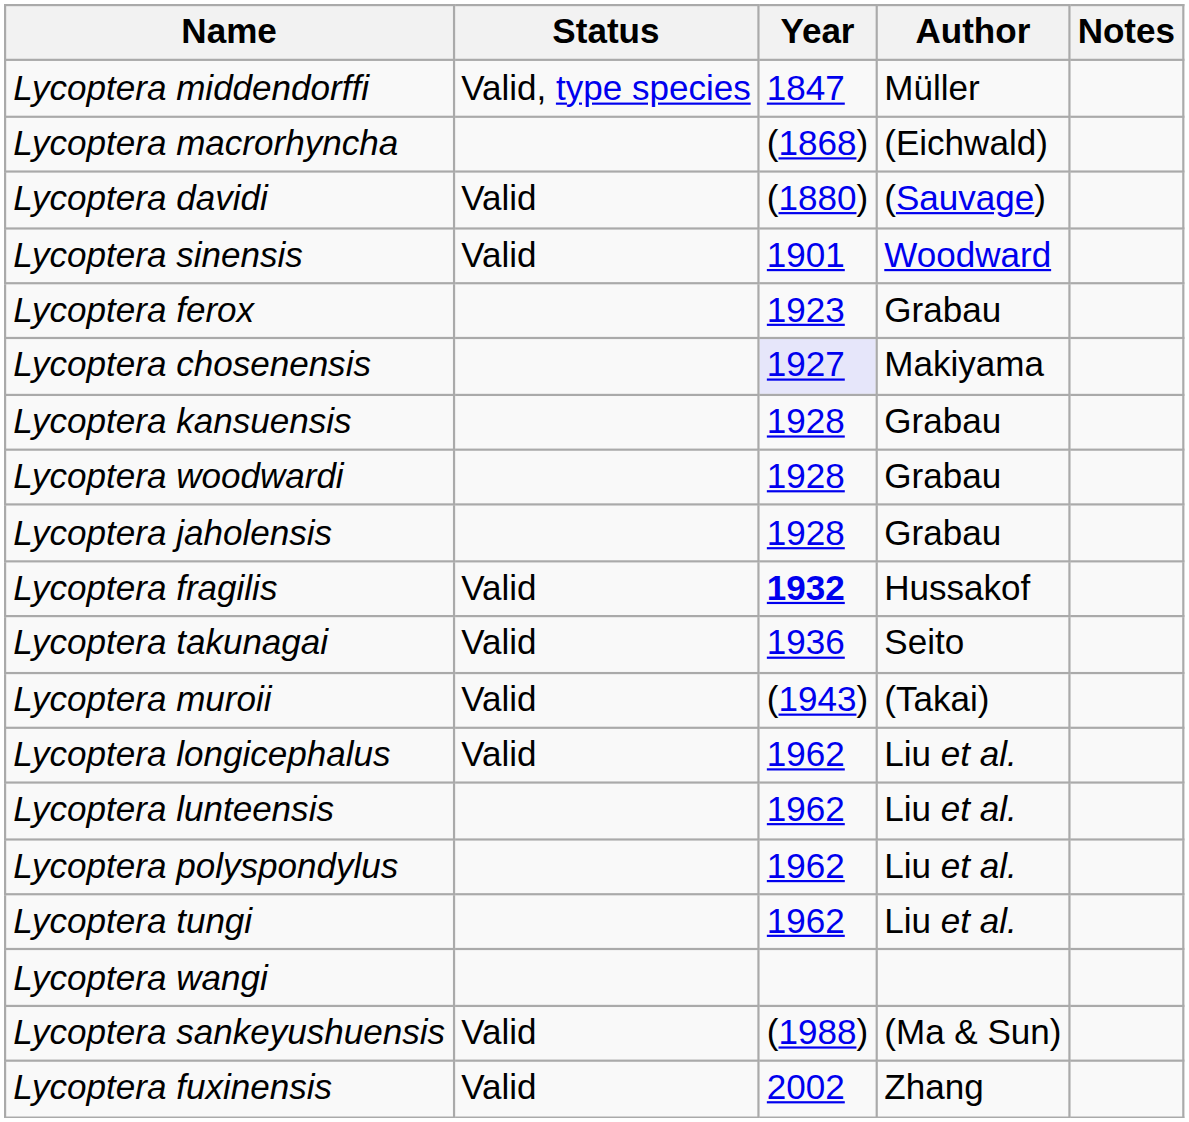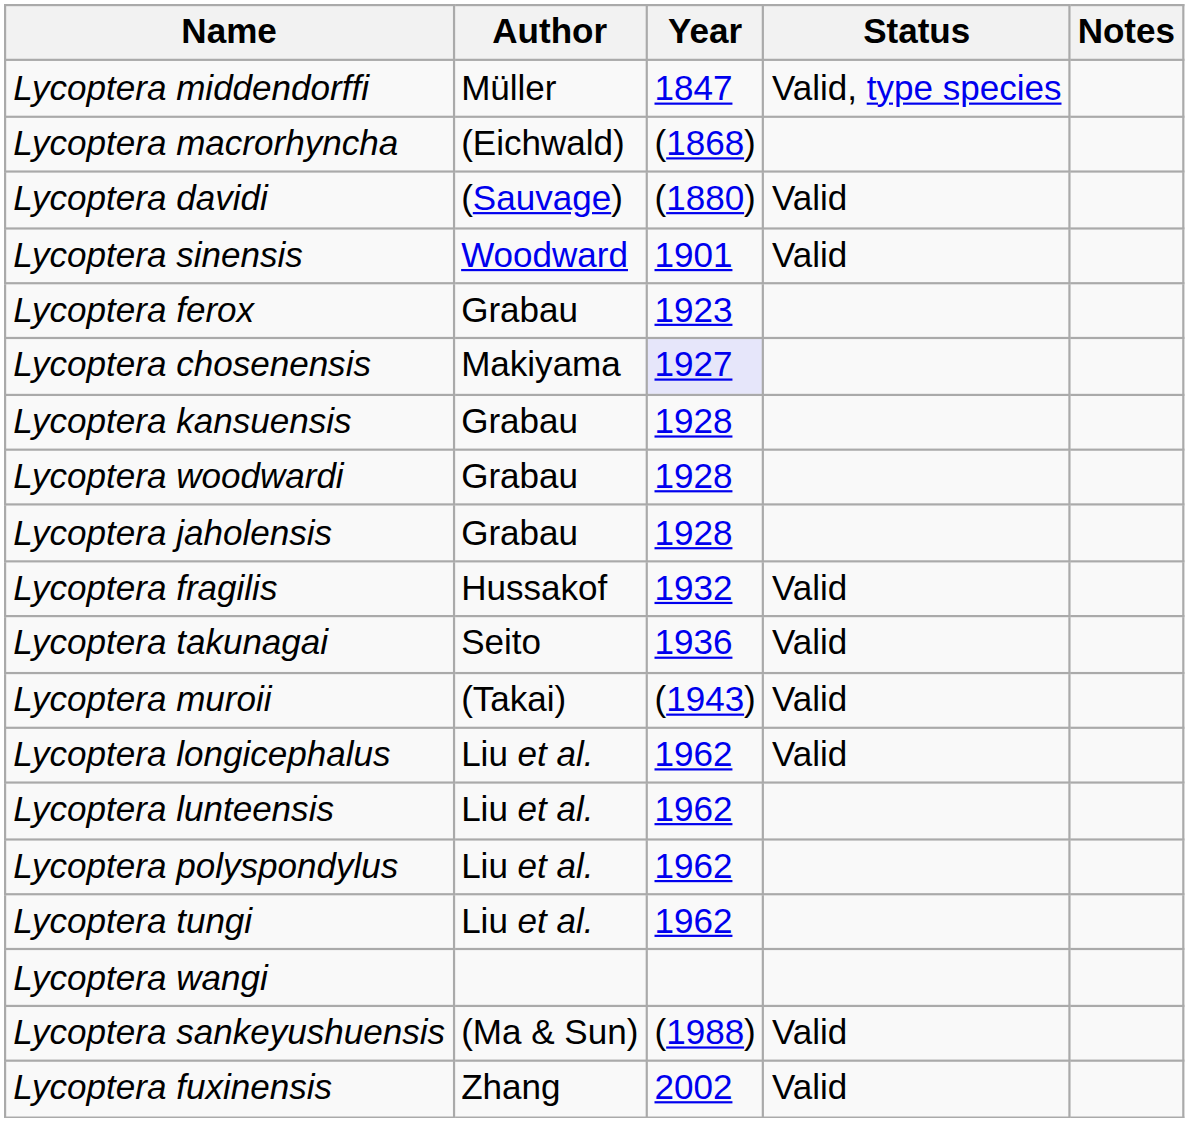columns swapped: (973, 32) <-> (606, 32)
(806, 587) bold -> (693, 587) normal
